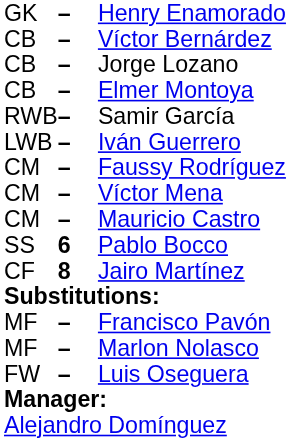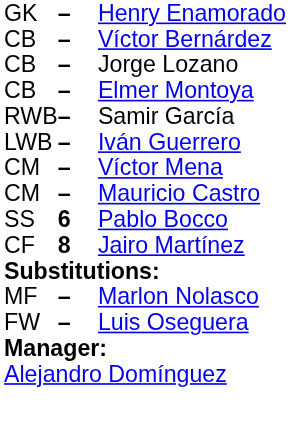- row: (192, 167)
- row: (184, 322)
